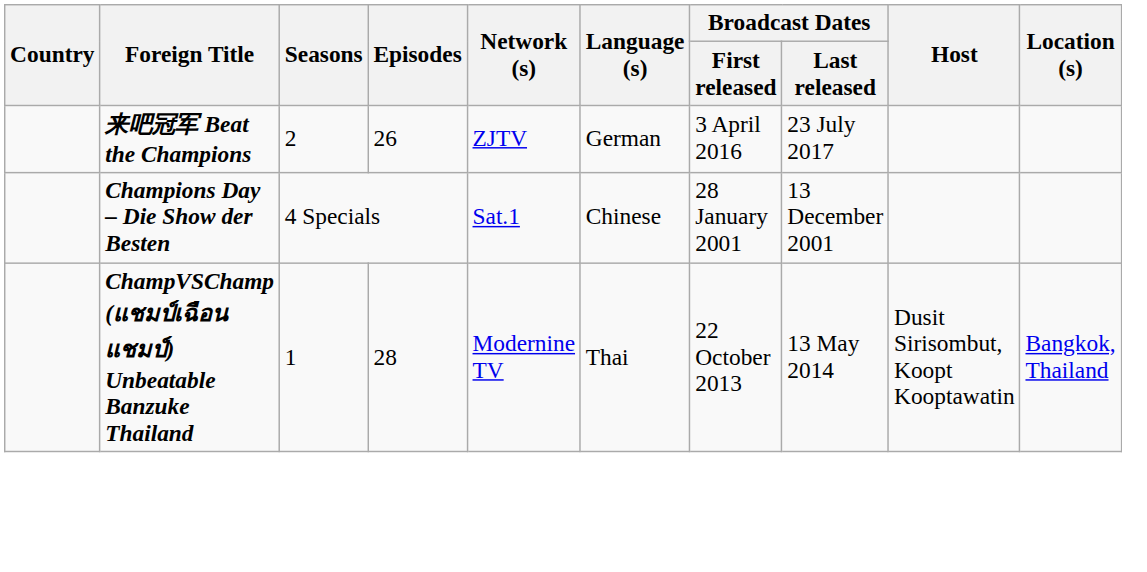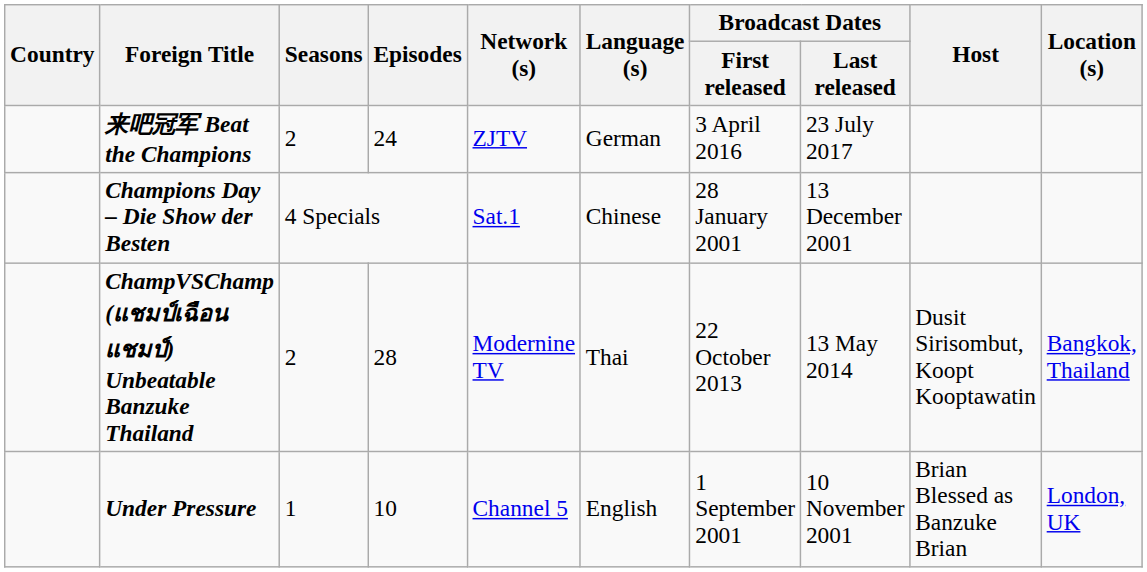(385, 138) 26 -> (385, 138) 24
(291, 356) 1 -> (291, 356) 2
+ row: (181, 509)
